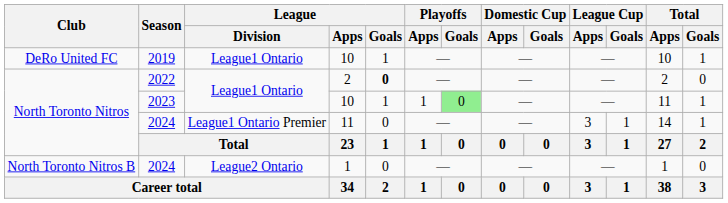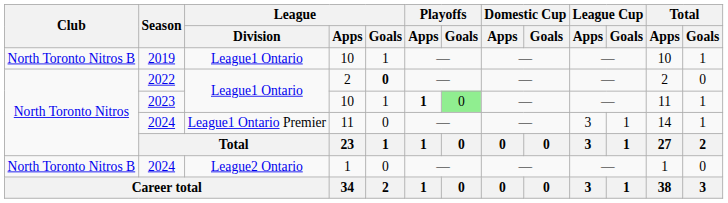(71, 58) DeRo United FC -> (71, 58) North Toronto Nitros B
(423, 101) normal -> (423, 101) bold
